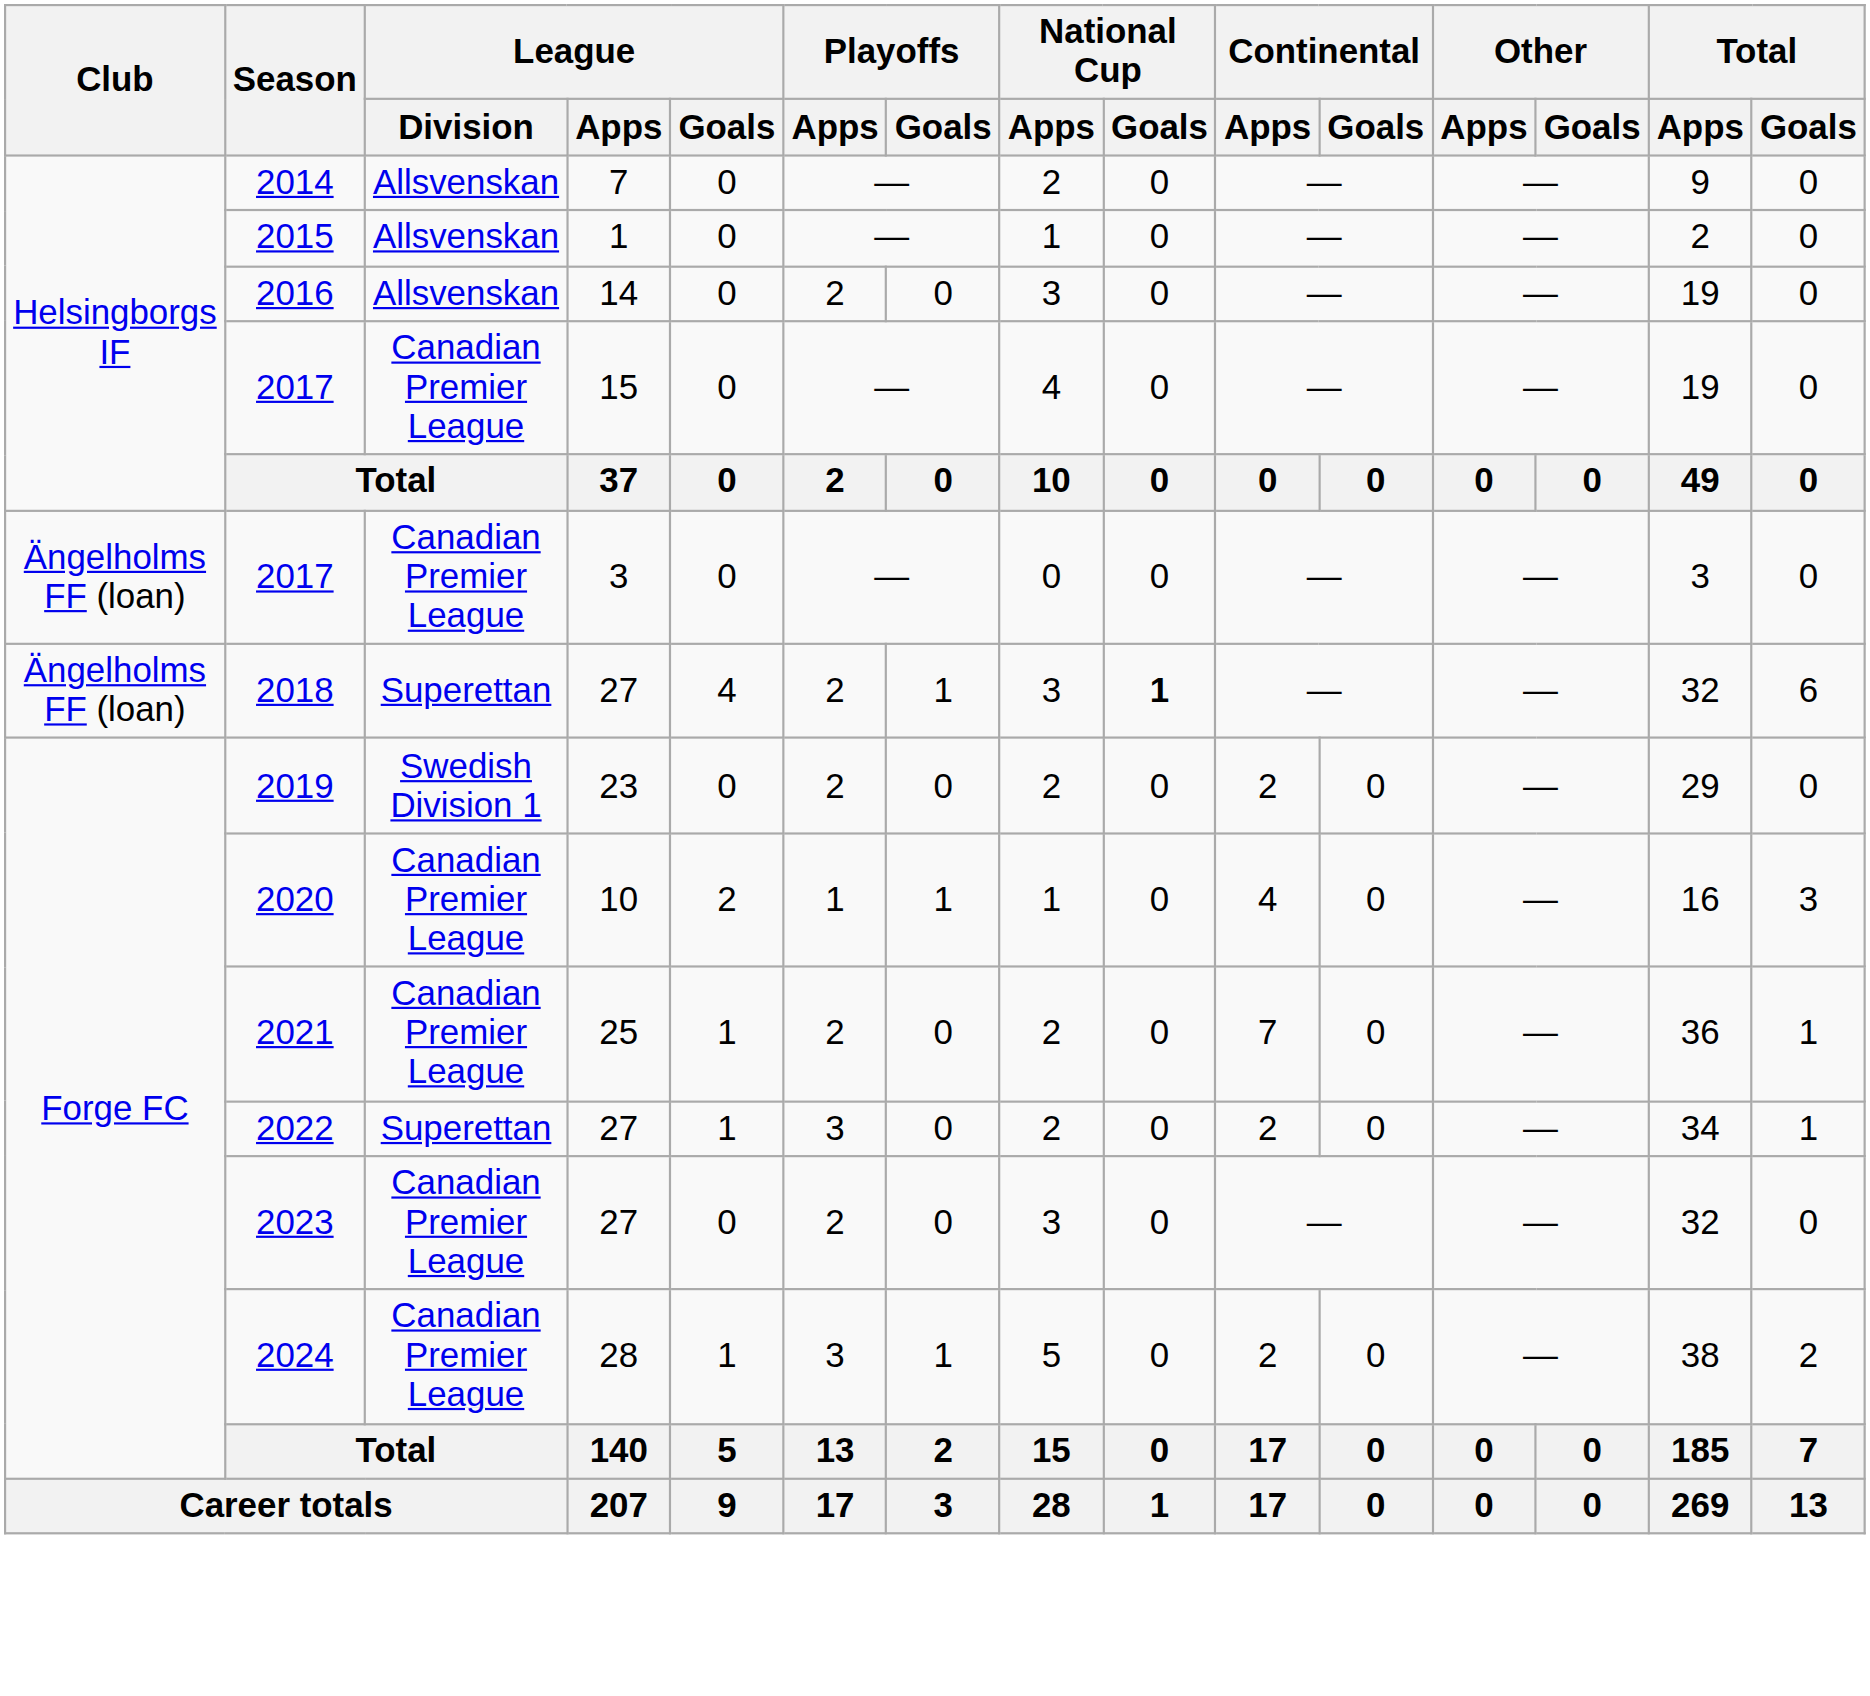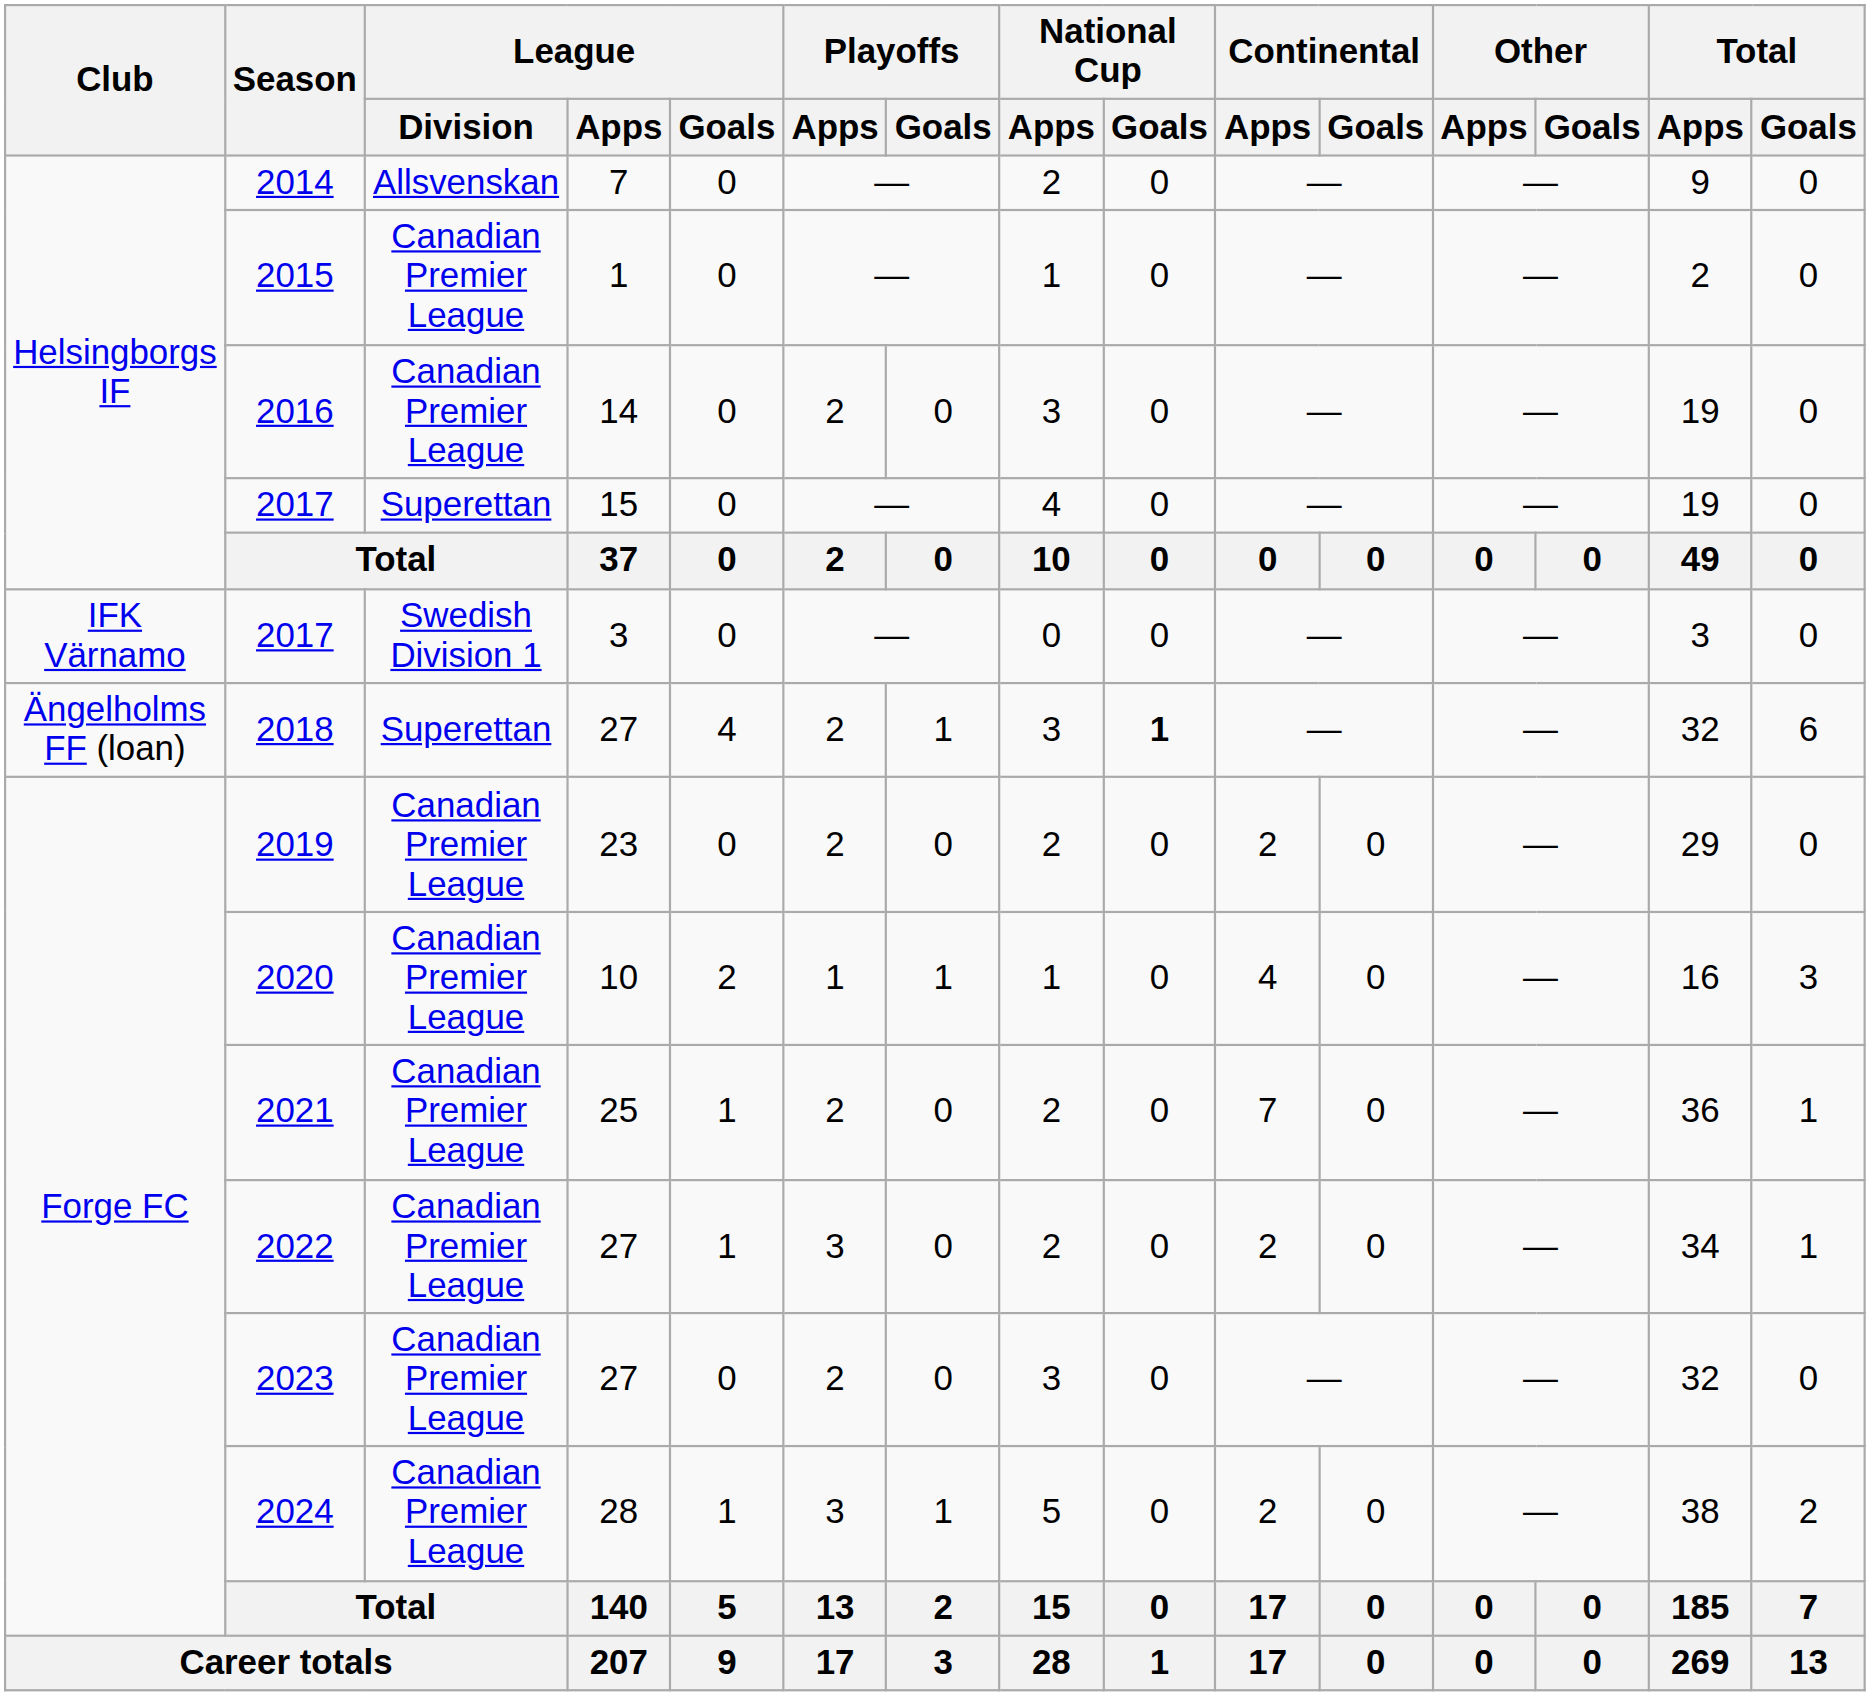(466, 237) Allsvenskan -> (466, 276) Canadian Premier League
(466, 292) Allsvenskan -> (466, 410) Canadian Premier League
(466, 387) Canadian Premier League -> (466, 504) Superettan
(115, 576) Ängelholms FF (loan) -> (115, 635) IFK Värnamo
(466, 576) Canadian Premier League -> (466, 635) Swedish Division 1
(466, 785) Swedish Division 1 -> (466, 843) Canadian Premier League
(466, 1127) Superettan -> (466, 1245) Canadian Premier League
